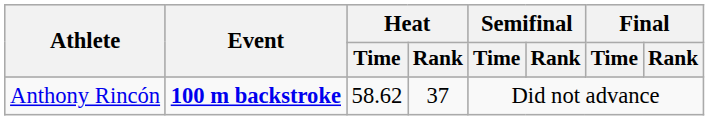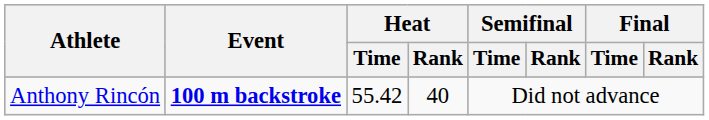(377, 96) 58.62 -> (377, 96) 55.42
(438, 96) 37 -> (438, 96) 40
